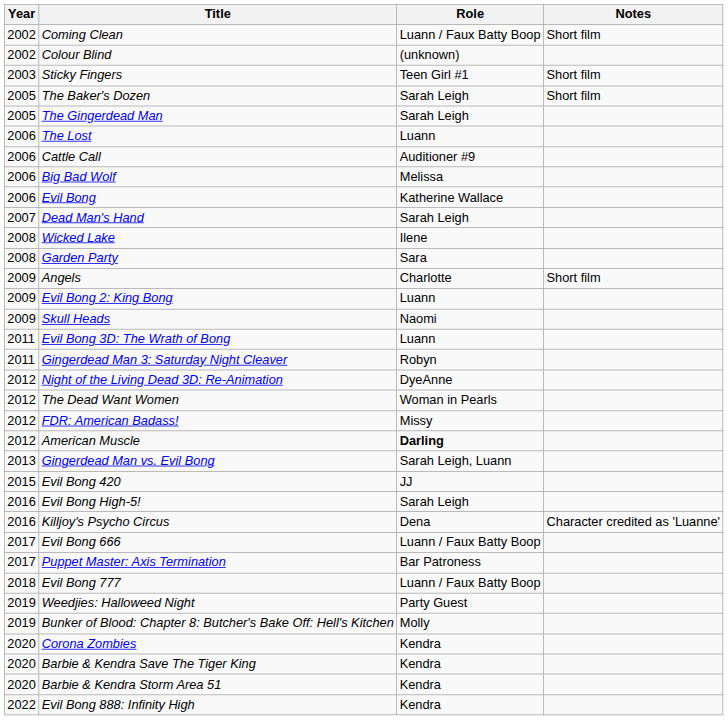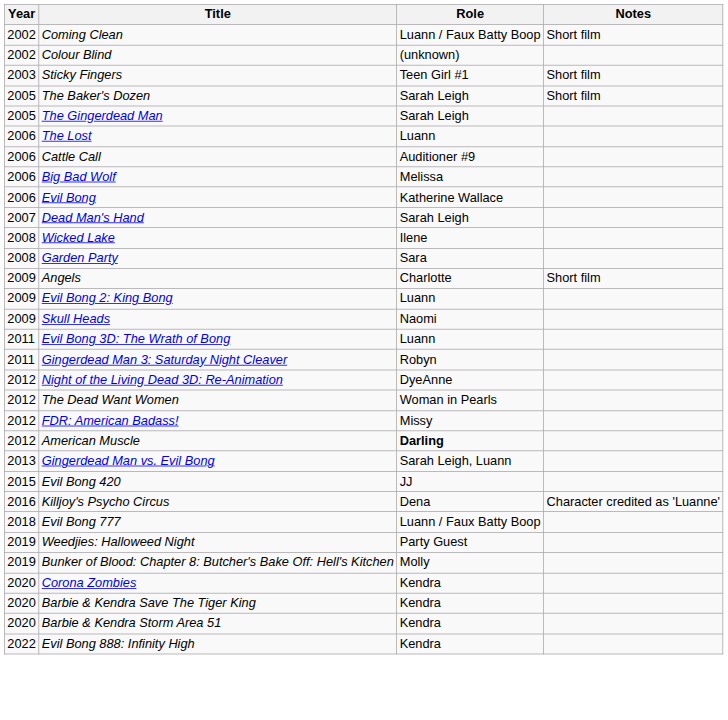- row: (91, 501)
- row: (81, 542)
- row: (134, 562)
